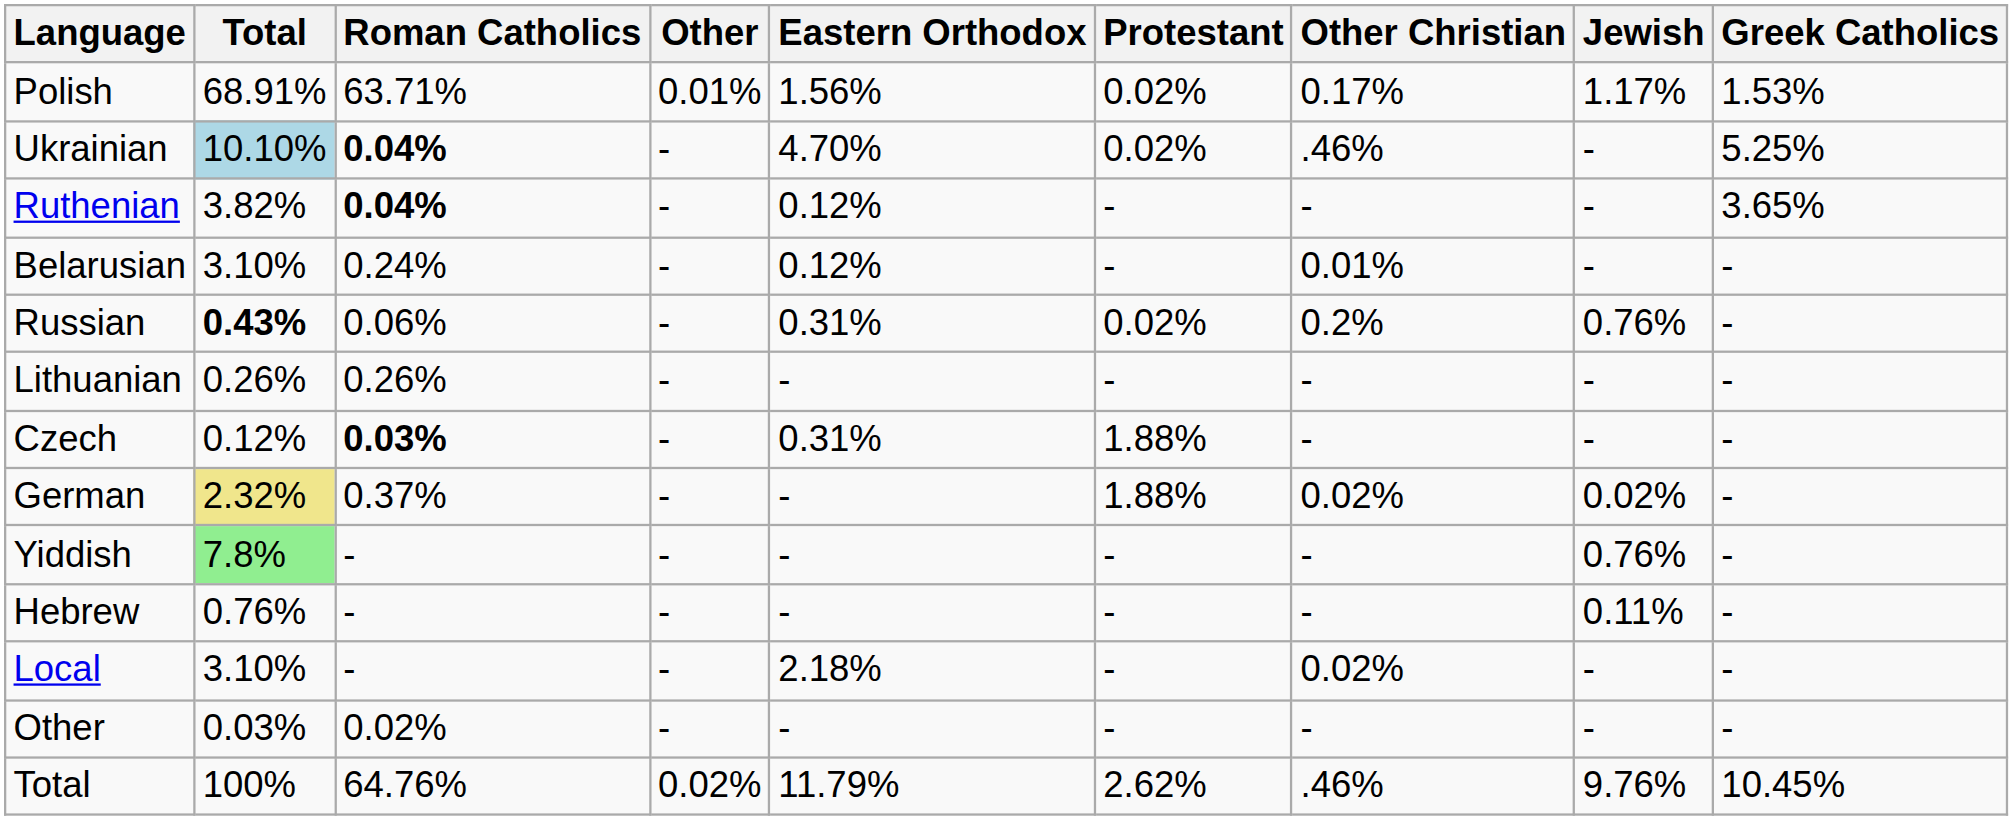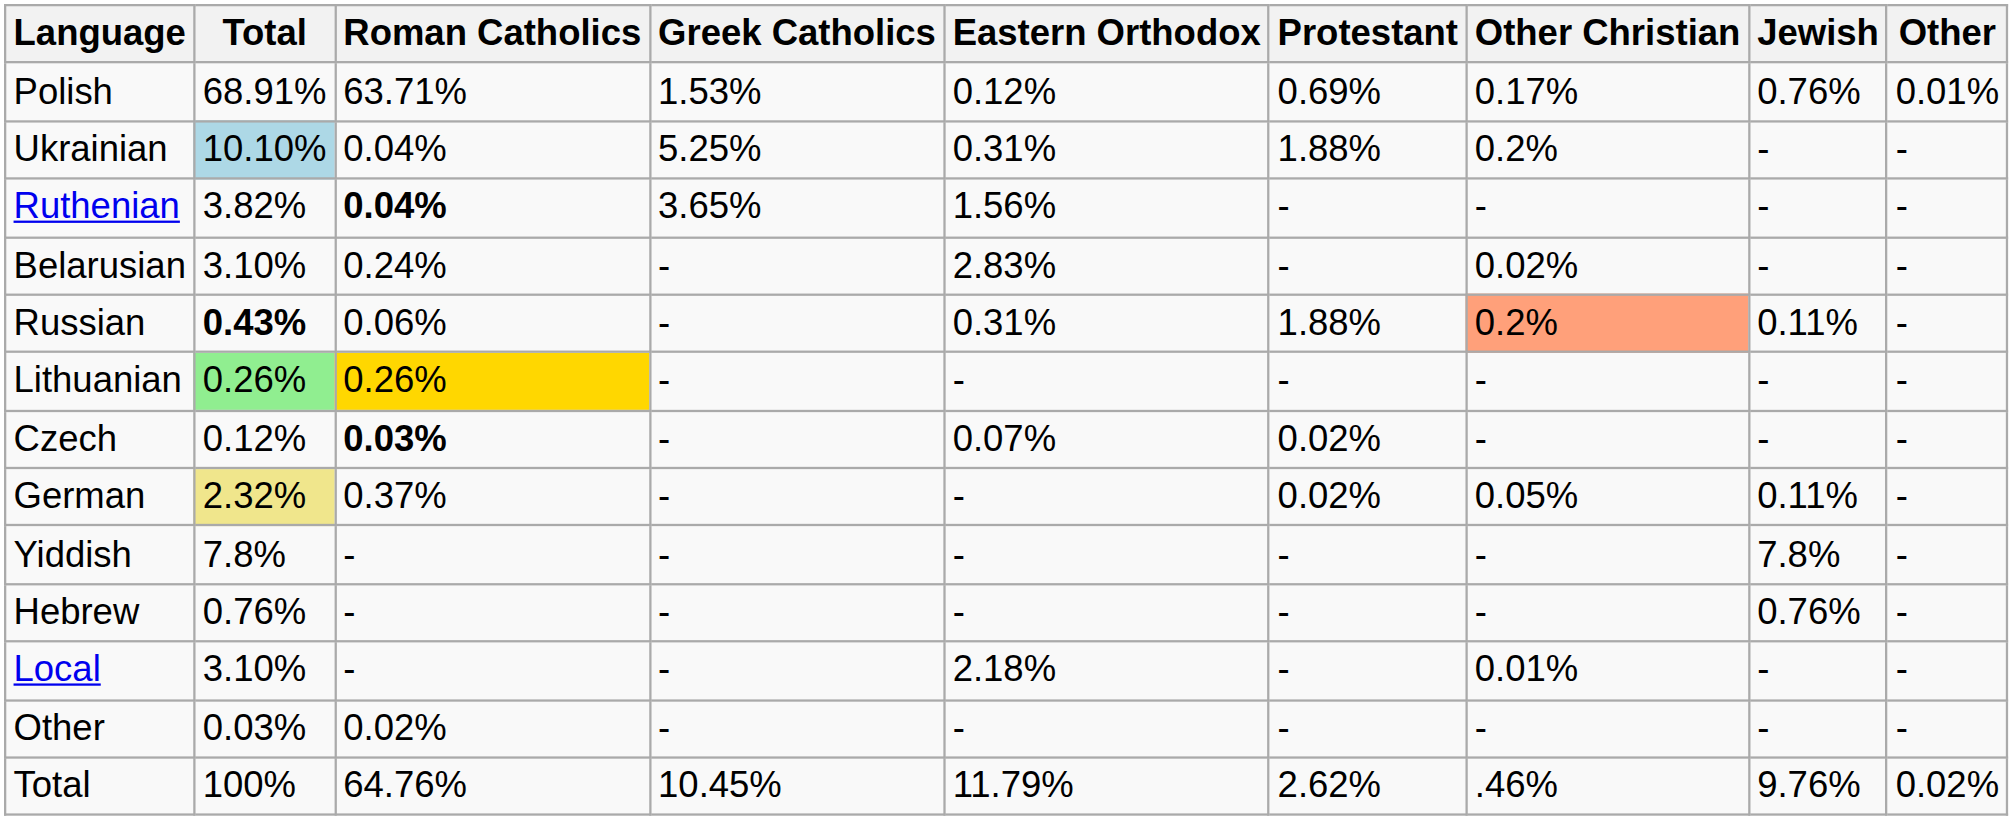columns swapped: (1860, 33) <-> (710, 33)
(830, 91) 1.56% -> (1004, 91) 0.12%
(1155, 91) 0.02% -> (1329, 91) 0.69%
(1635, 91) 1.17% -> (1809, 91) 0.76%
(395, 149) bold -> (395, 149) normal
(830, 149) 4.70% -> (1004, 149) 0.31%
(1155, 149) 0.02% -> (1329, 149) 1.88%
(1342, 149) .46% -> (1516, 149) 0.2%
(830, 206) 0.12% -> (1004, 206) 1.56%
(830, 264) 0.12% -> (1004, 264) 2.83%
(1352, 264) 0.01% -> (1527, 264) 0.02%
(1155, 322) 0.02% -> (1329, 322) 1.88%
(1342, 322) no background -> (1516, 322) lightsalmon background
(1635, 322) 0.76% -> (1808, 322) 0.11%
(254, 380) no background -> (254, 380) lightgreen background
(395, 380) no background -> (395, 380) gold background
(830, 438) 0.31% -> (1004, 438) 0.07%
(1155, 438) 1.88% -> (1329, 438) 0.02%
(1155, 496) 1.88% -> (1329, 496) 0.02%
(1352, 496) 0.02% -> (1527, 496) 0.05%
(1635, 496) 0.02% -> (1808, 496) 0.11%
(244, 554) lightgreen background -> (244, 554) no background
(1635, 554) 0.76% -> (1799, 554) 7.8%
(1633, 611) 0.11% -> (1809, 611) 0.76%
(1352, 669) 0.02% -> (1527, 669) 0.01%
